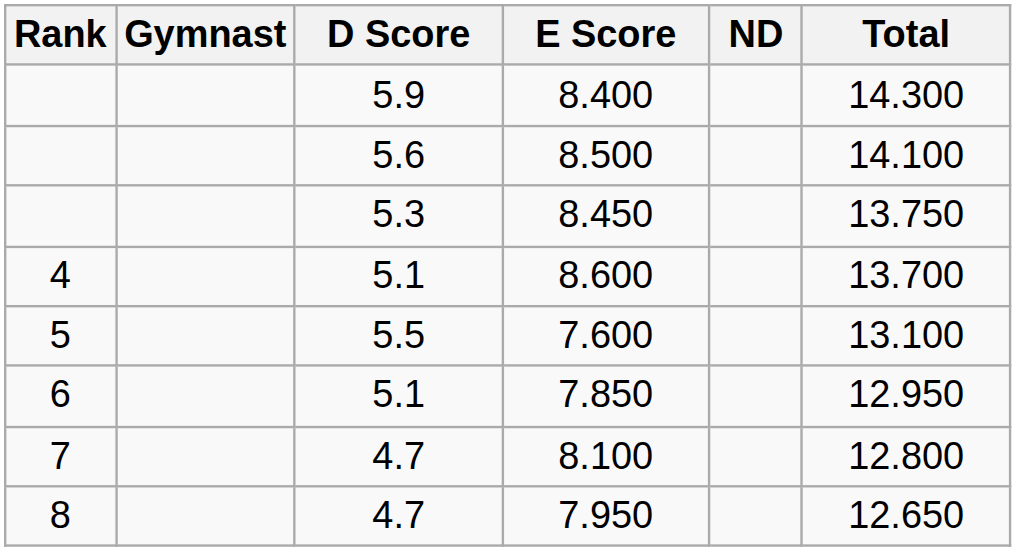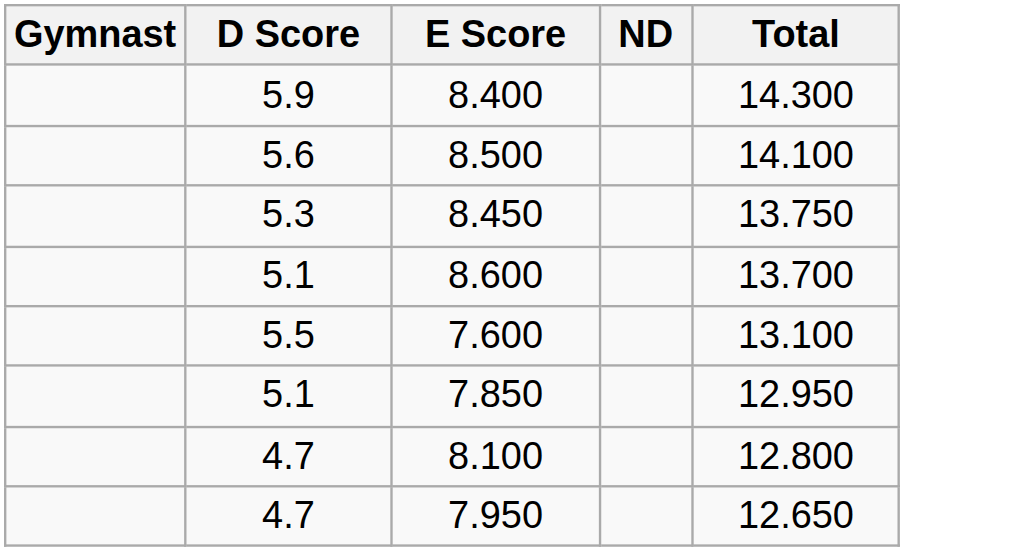- column: (60, 34)
